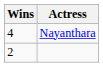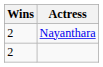(10, 33) 4 -> (10, 33) 2
